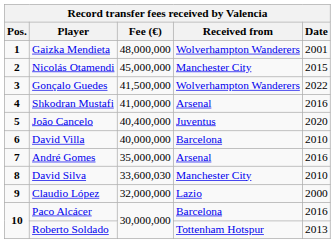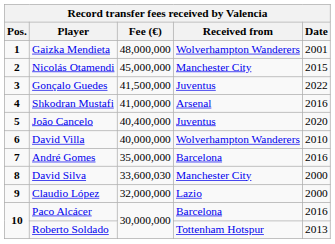(238, 85) Wolverhampton Wanderers -> (196, 85) Juventus
(199, 139) Barcelona -> (238, 139) Wolverhampton Wanderers
(194, 157) Arsenal -> (199, 157) Barcelona
(316, 175) 2010 -> (316, 175) 2000
